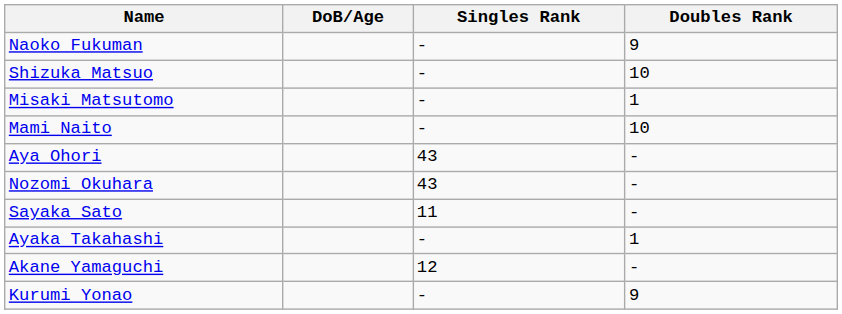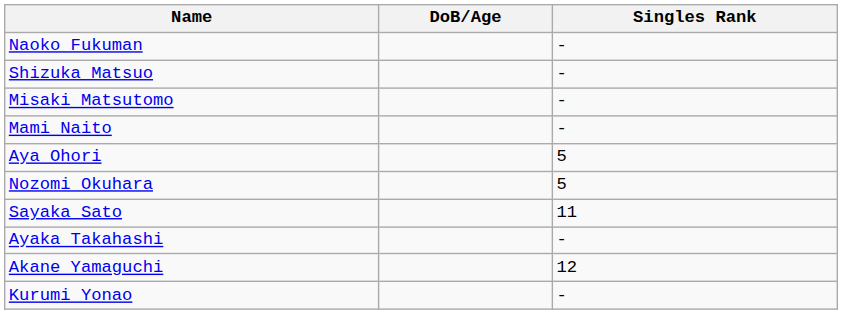- column: (731, 19)
(427, 157) 43 -> (562, 157) 5
(427, 185) 43 -> (562, 185) 5
